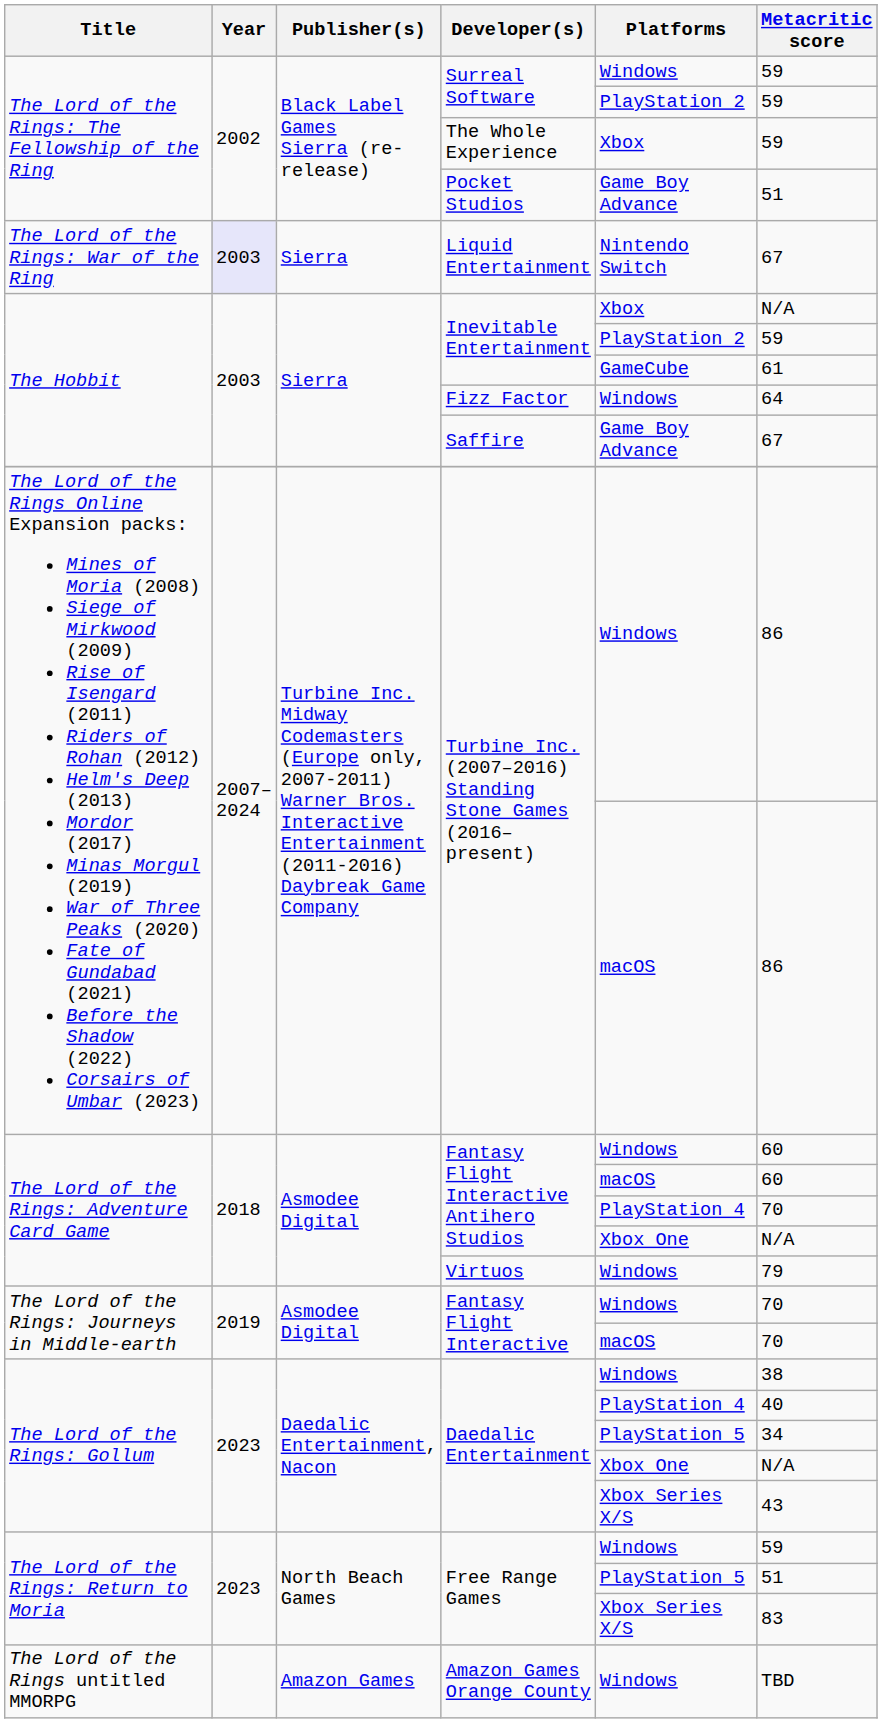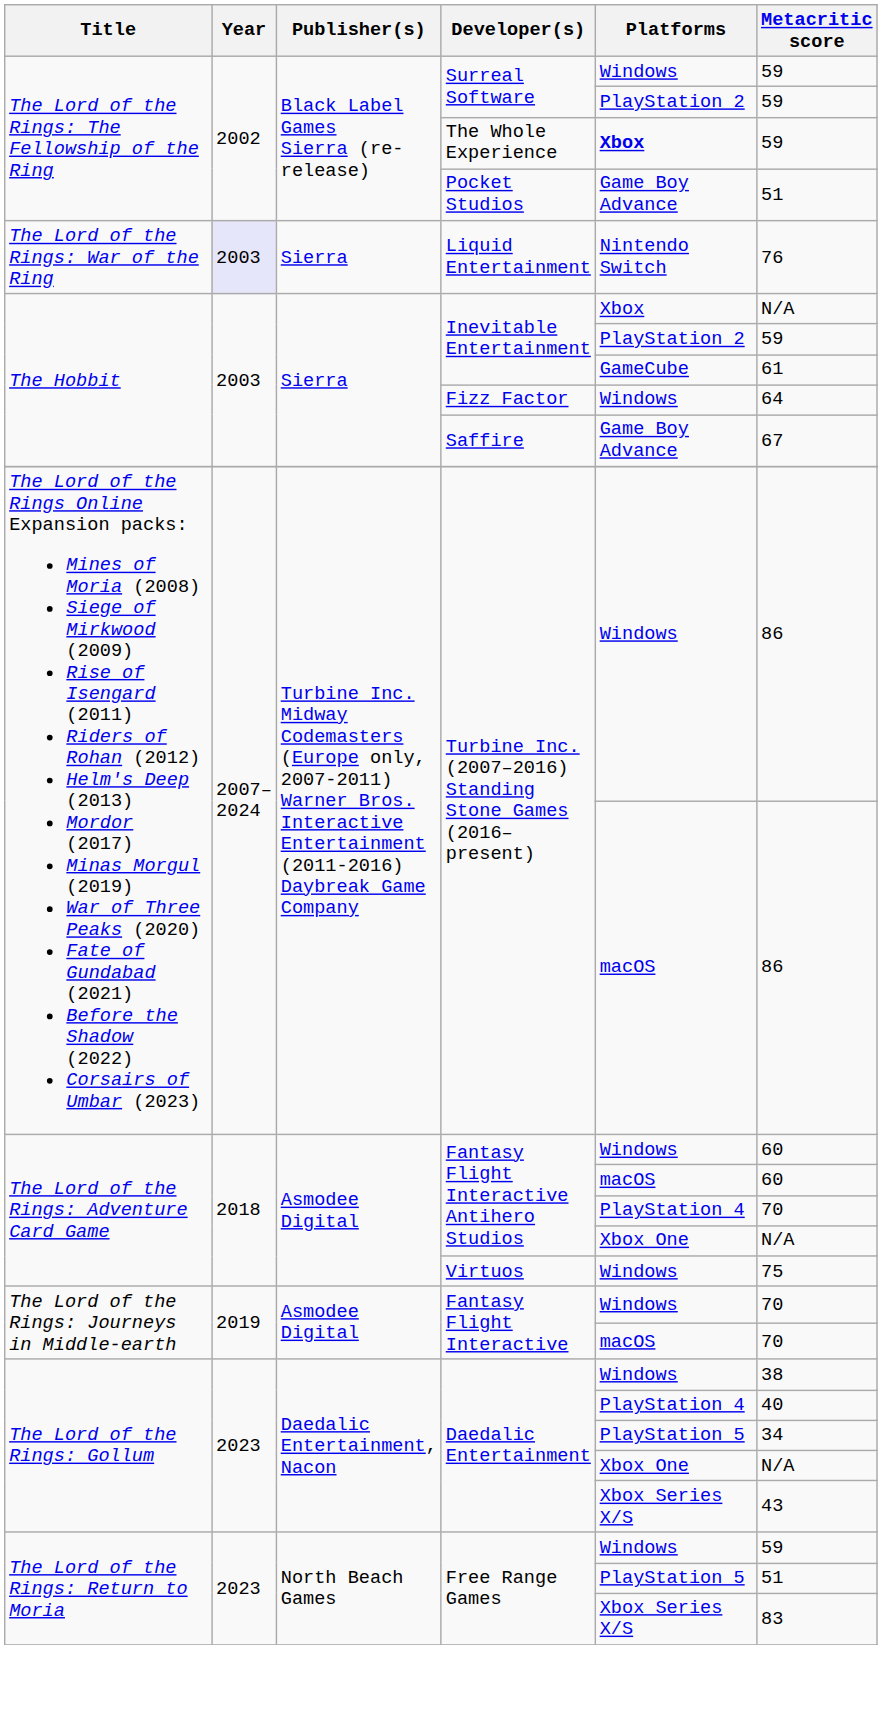(622, 143) normal -> (622, 143) bold
(772, 257) 67 -> (772, 257) 76
(772, 1271) 79 -> (772, 1271) 75
- row: (93, 1681)
